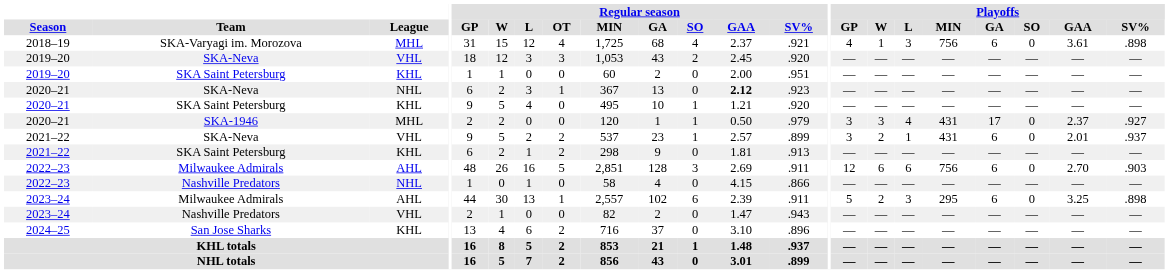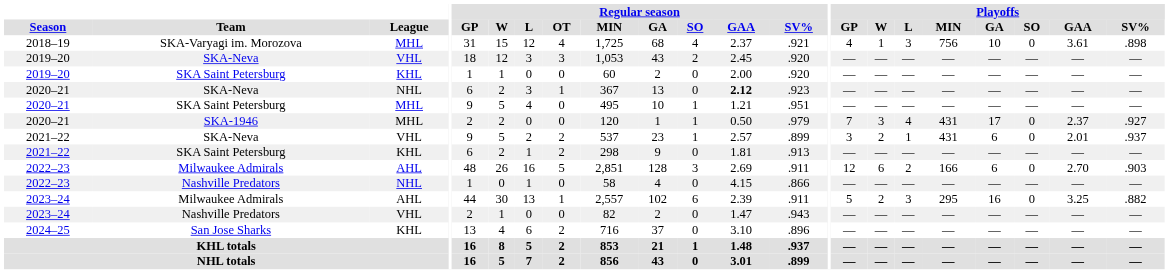(994, 43) 6 -> (994, 43) 10
(799, 74) .951 -> (799, 74) .920
(409, 105) KHL -> (409, 105) MHL
(799, 105) .920 -> (799, 105) .951
(849, 121) 3 -> (849, 121) 7
(908, 167) 6 -> (908, 167) 2
(948, 167) 756 -> (948, 167) 166
(994, 199) 6 -> (994, 199) 16
(1135, 199) .898 -> (1135, 199) .882
